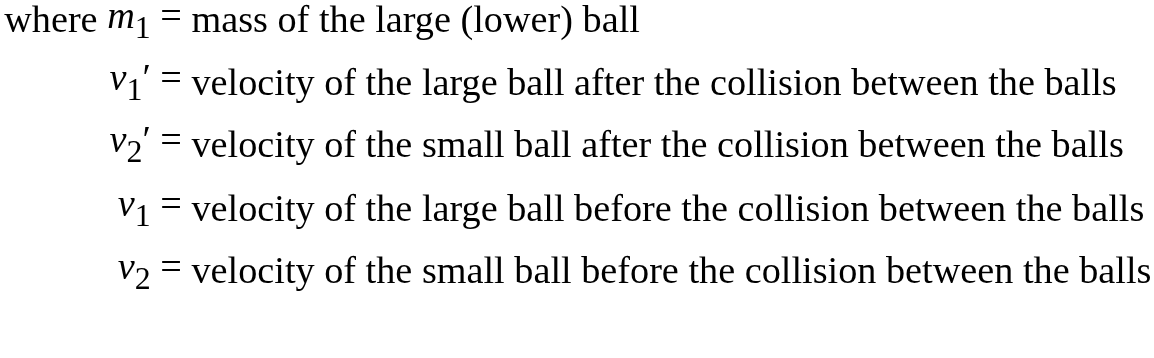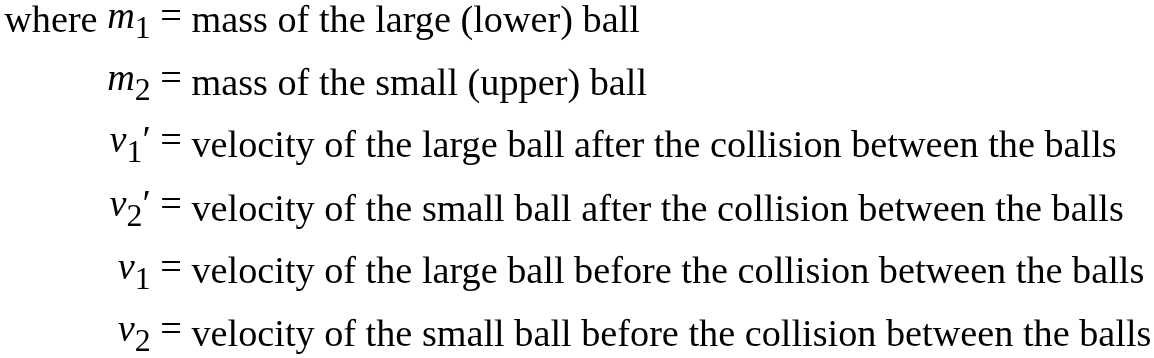+ row: (419, 82)
